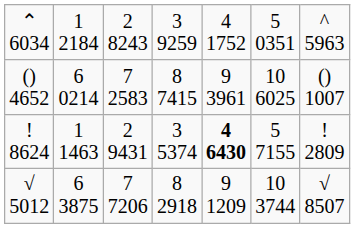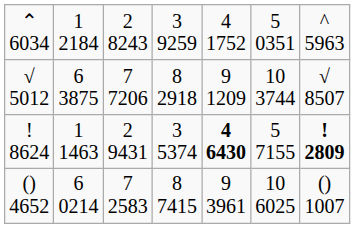rows swapped: (29, 87) <-> (29, 195)
(325, 141) normal -> (325, 141) bold
